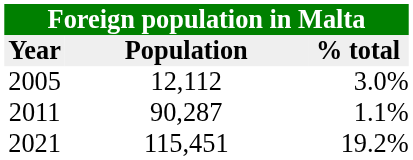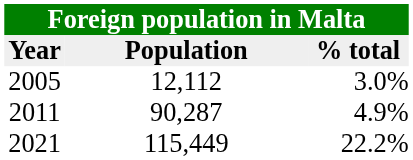(381, 112) 1.1% -> (381, 112) 4.9%
(186, 143) 115,451 -> (186, 143) 115,449
(375, 143) 19.2% -> (375, 143) 22.2%
